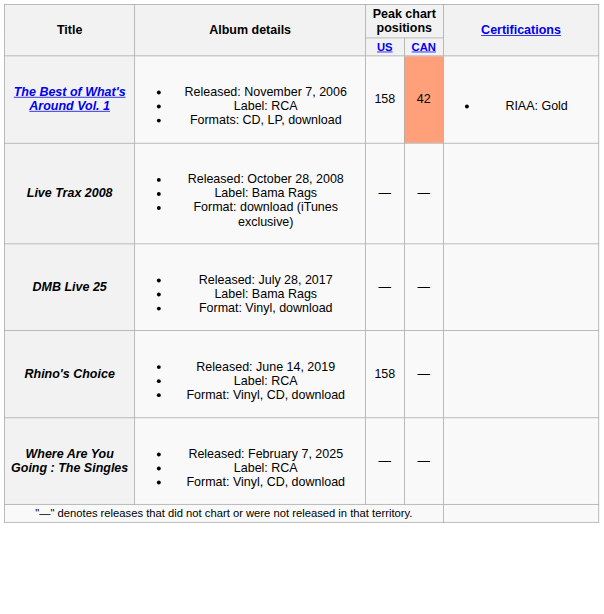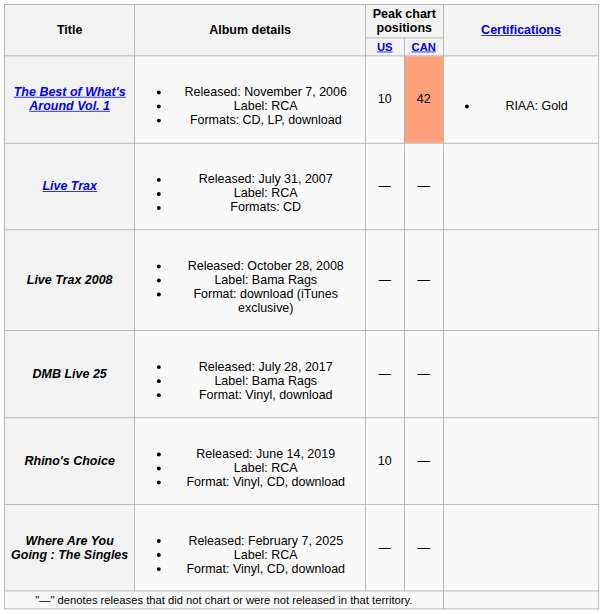(385, 99) 158 -> (385, 99) 10
+ row: (70, 186)
(385, 374) 158 -> (385, 461) 10
